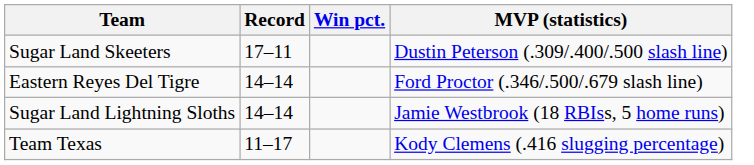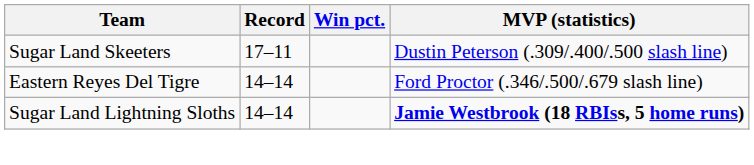(559, 112) normal -> (569, 112) bold
- row: (56, 143)
